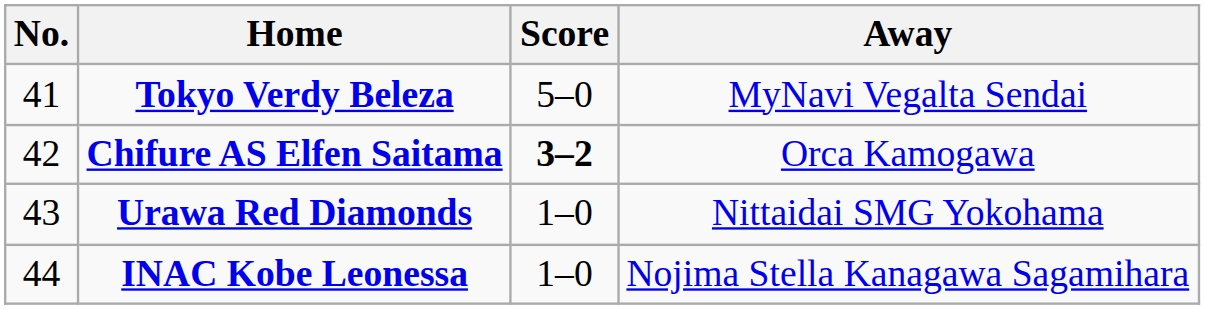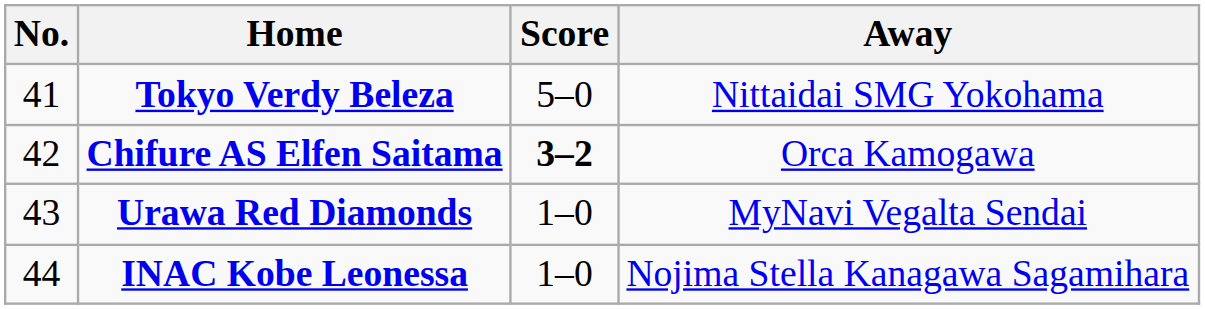(908, 93) MyNavi Vegalta Sendai -> (908, 93) Nittaidai SMG Yokohama
(908, 213) Nittaidai SMG Yokohama -> (908, 213) MyNavi Vegalta Sendai
